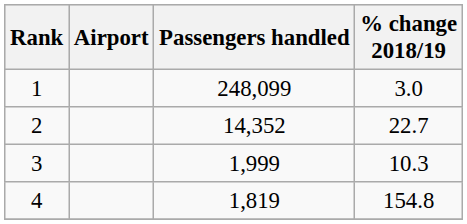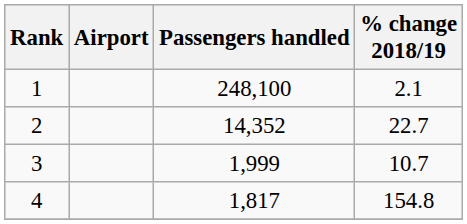(254, 88) 248,099 -> (254, 88) 248,100
(409, 88) 3.0 -> (409, 88) 2.1
(409, 163) 10.3 -> (409, 163) 10.7
(254, 200) 1,819 -> (254, 200) 1,817
